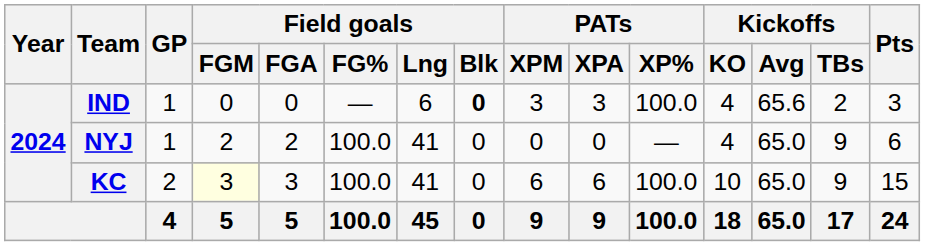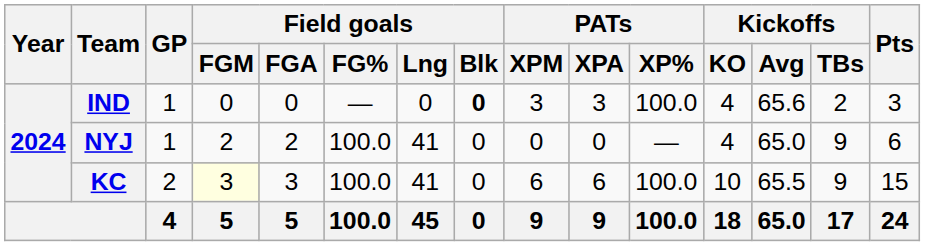(425, 102) 6 -> (425, 102) 0
(782, 181) 65.0 -> (782, 181) 65.5
